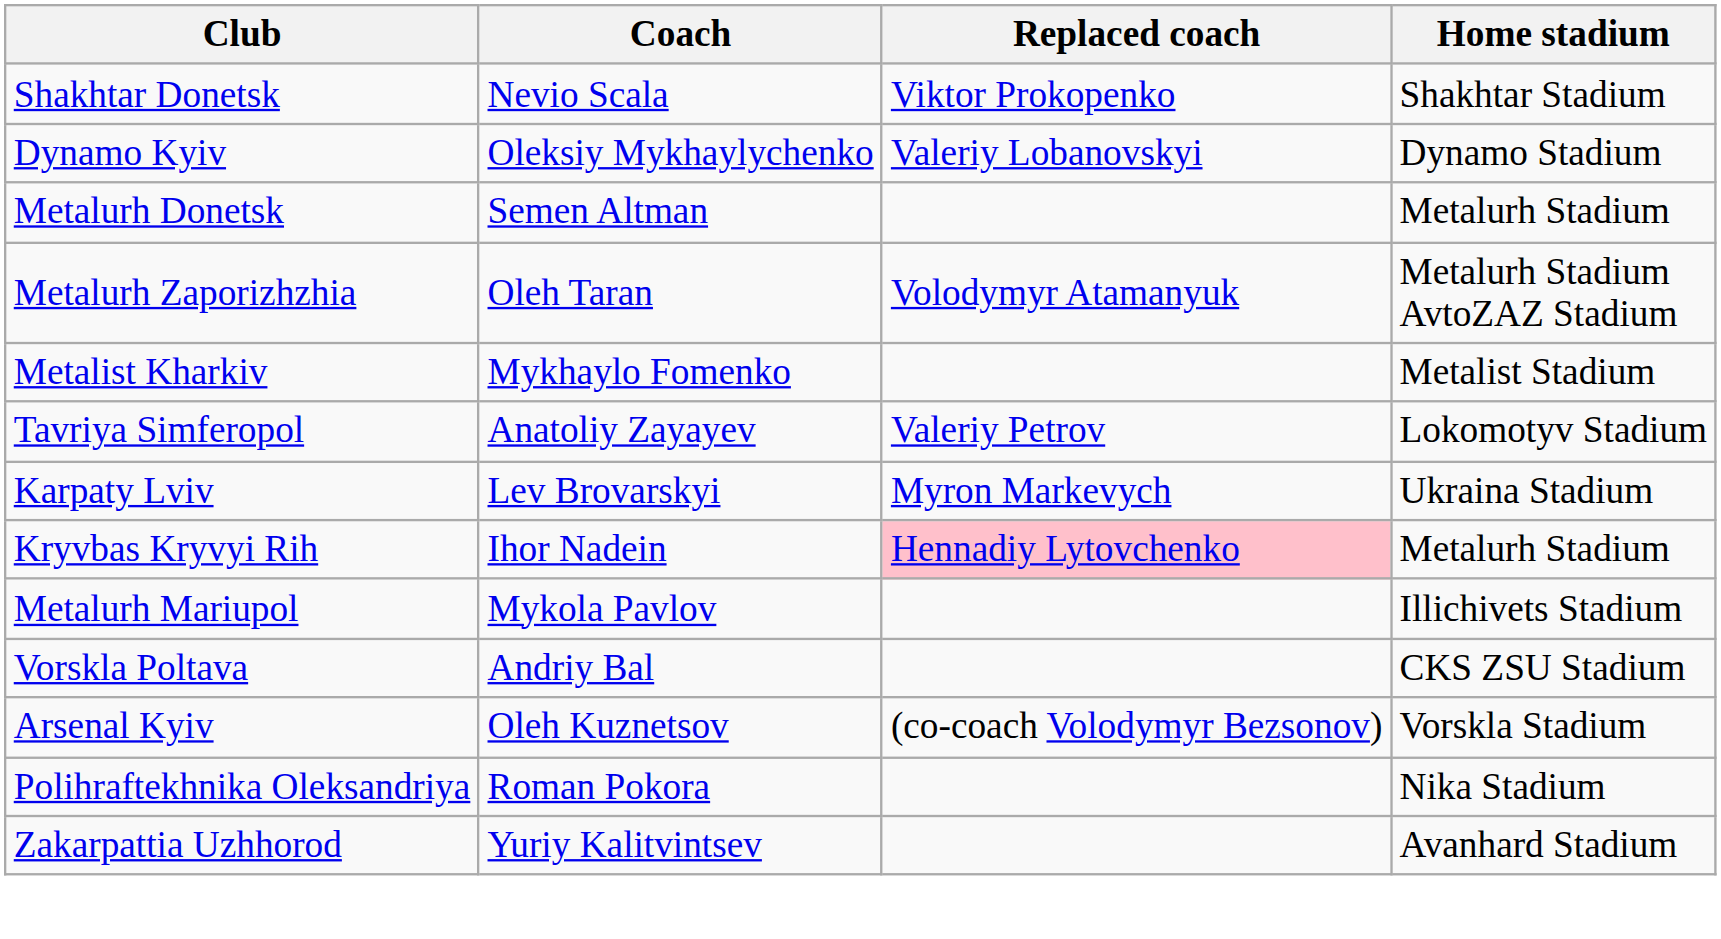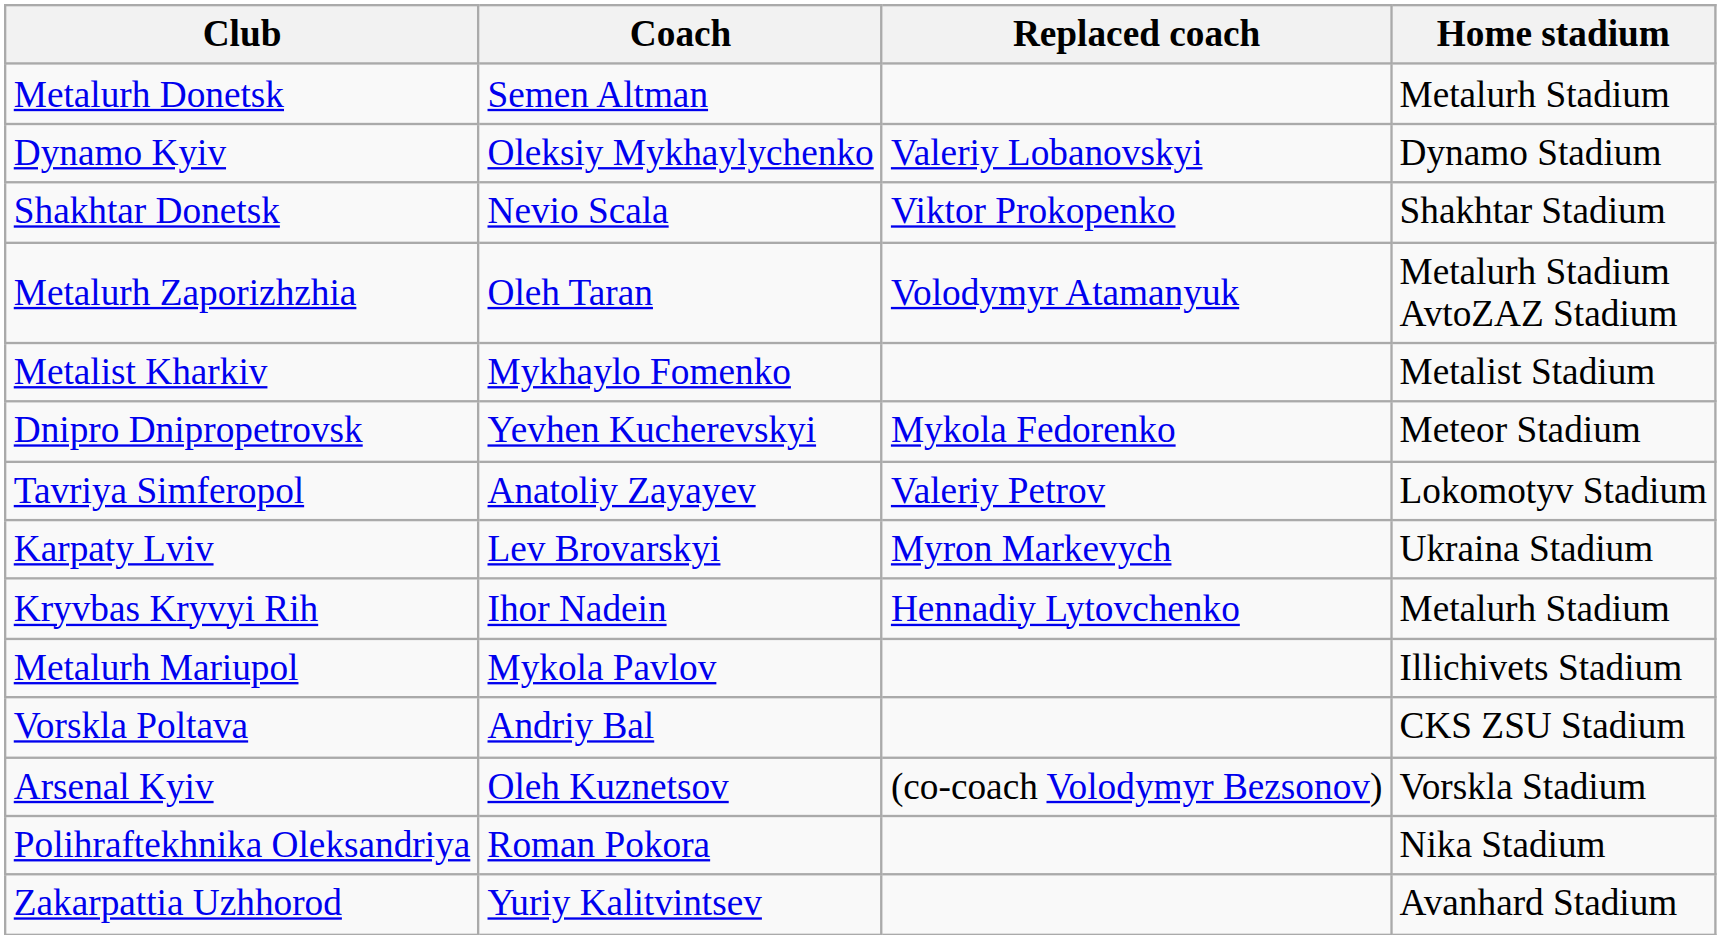rows swapped: (147, 93) <-> (149, 211)
+ row: (188, 430)
(1065, 548) pink background -> (1065, 608) no background
